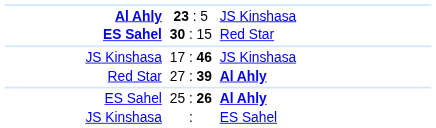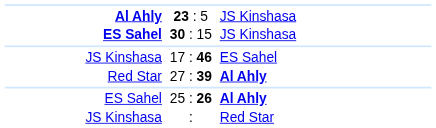(247, 35) Red Star -> (258, 35) JS Kinshasa
(258, 57) JS Kinshasa -> (248, 57) ES Sahel
(248, 117) ES Sahel -> (247, 117) Red Star
